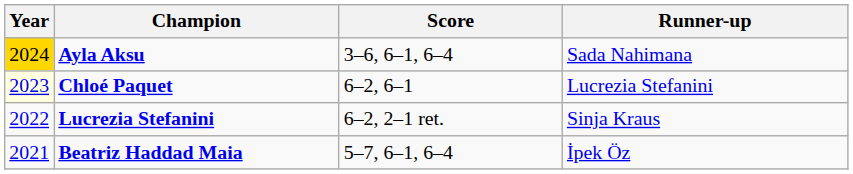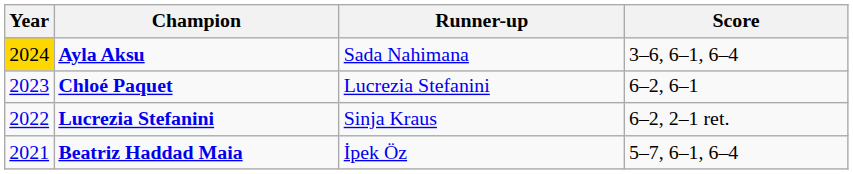columns swapped: (705, 21) <-> (451, 21)
(29, 86) lightyellow background -> (29, 86) no background
